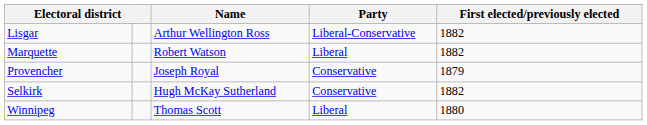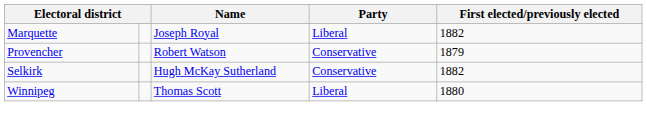- row: (23, 33)
(190, 52) Robert Watson -> (186, 33) Joseph Royal
(186, 71) Joseph Royal -> (190, 52) Robert Watson
